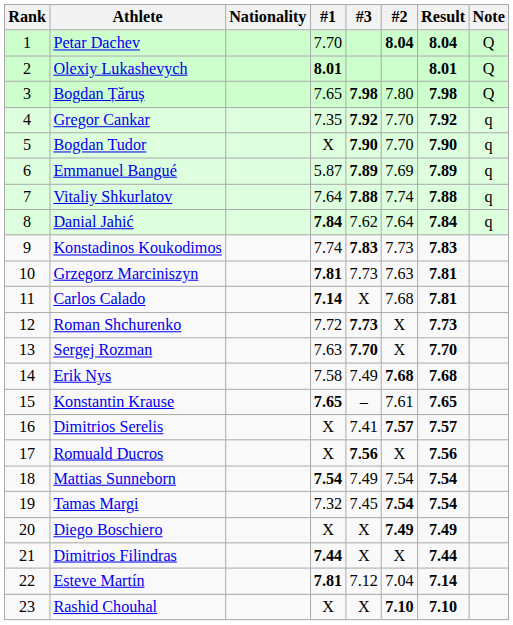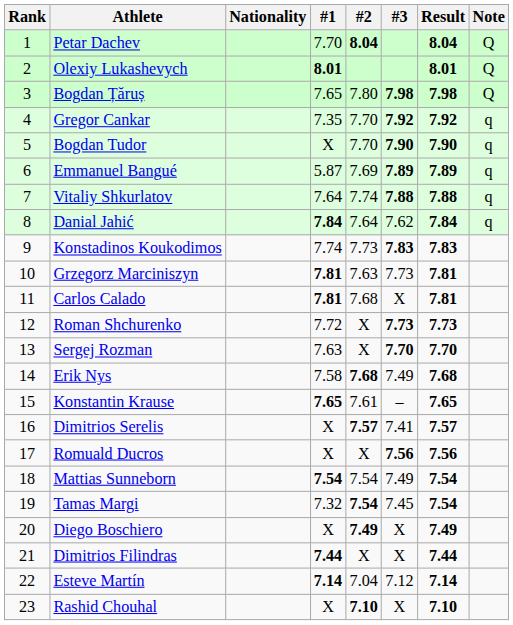columns swapped: (399, 17) <-> (364, 17)
(328, 299) 7.14 -> (328, 299) 7.81
(328, 581) 7.81 -> (328, 581) 7.14
